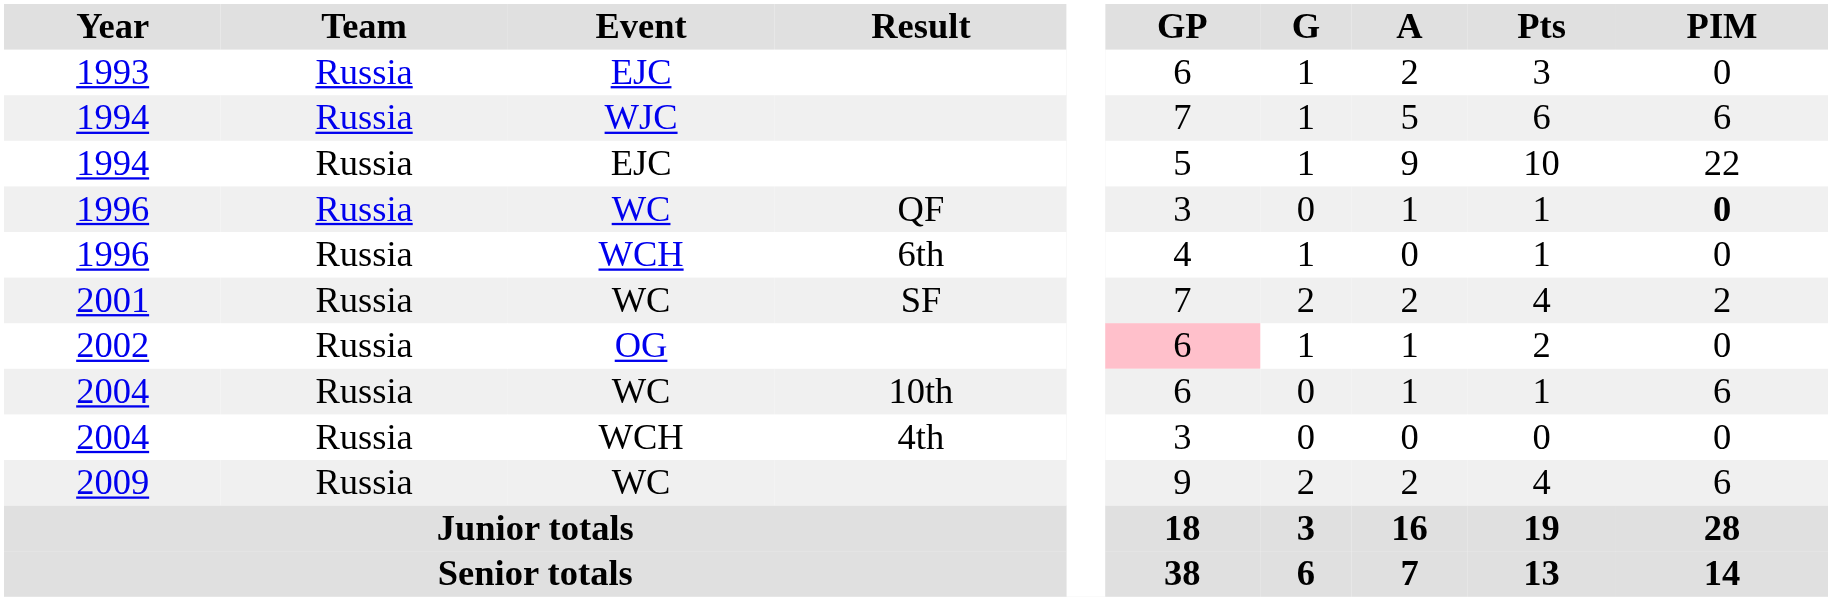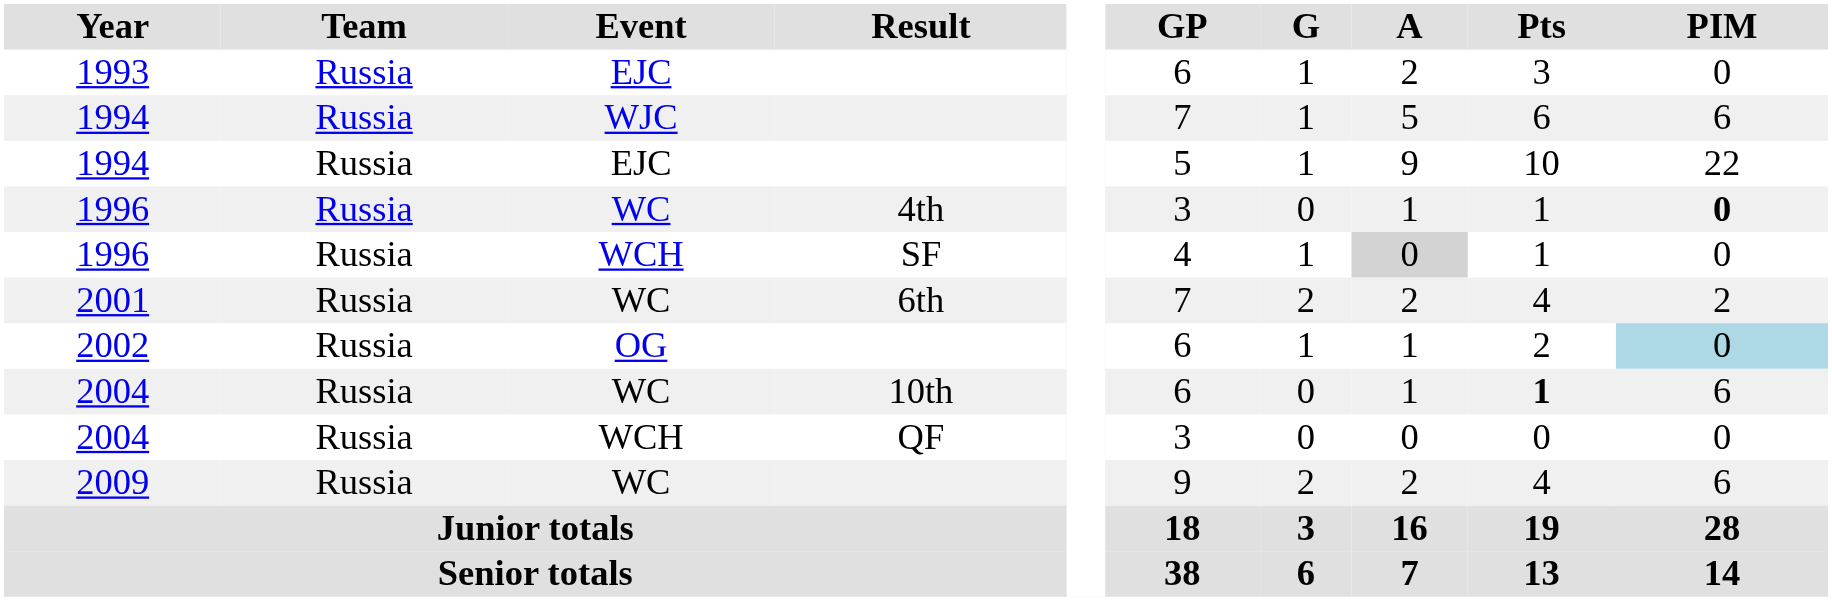(921, 208) QF -> (921, 208) 4th
(921, 254) 6th -> (921, 254) SF
(1410, 254) no background -> (1410, 254) lightgrey background
(921, 299) SF -> (921, 299) 6th
(1182, 345) pink background -> (1182, 345) no background
(1722, 345) no background -> (1722, 345) lightblue background
(1542, 390) normal -> (1542, 390) bold
(921, 436) 4th -> (921, 436) QF
